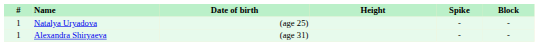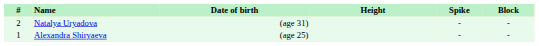(18, 23) 1 -> (18, 23) 2
(294, 23) (age 25) -> (294, 23) (age 31)
(294, 35) (age 31) -> (294, 35) (age 25)
